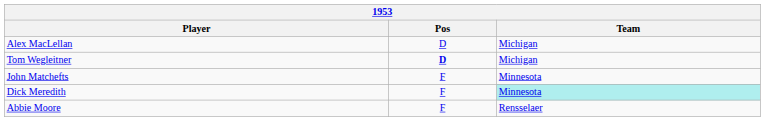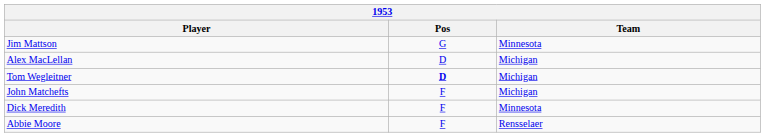+ row: (32, 44)
(520, 76) Minnesota -> (518, 92) Michigan
(520, 92) paleturquoise background -> (520, 108) no background
